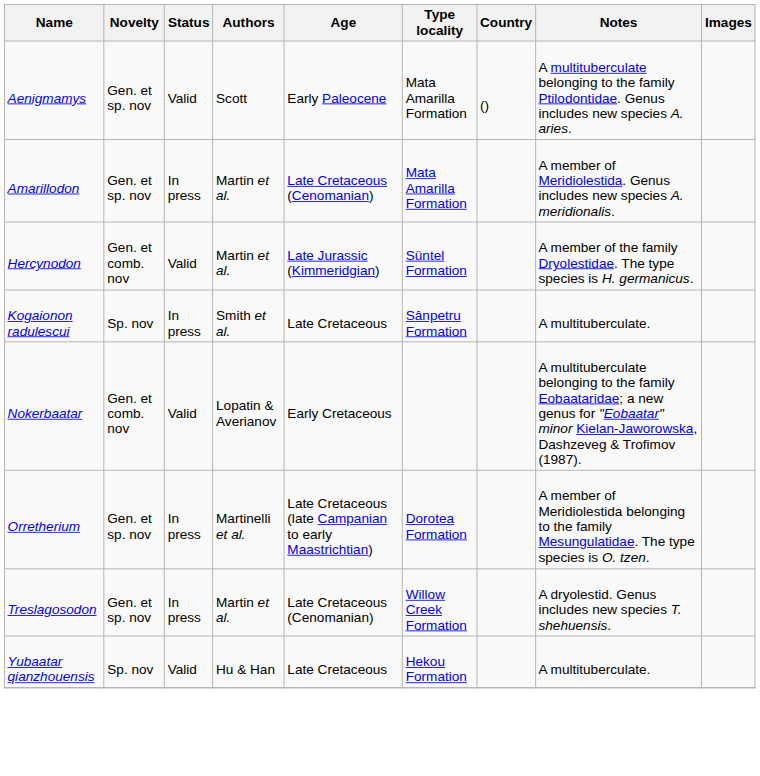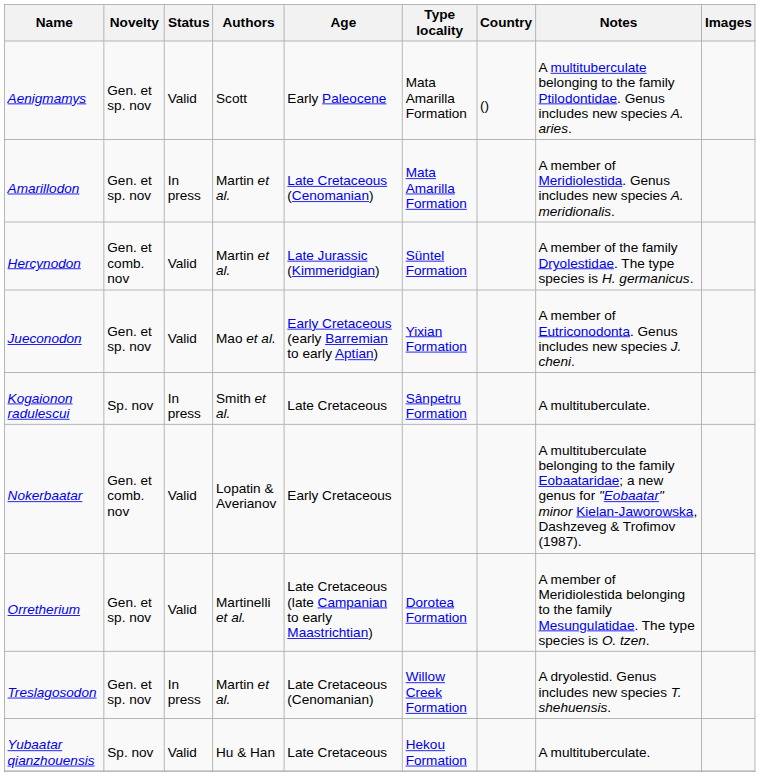+ row: (45, 338)
(184, 527) In press -> (182, 609) Valid
